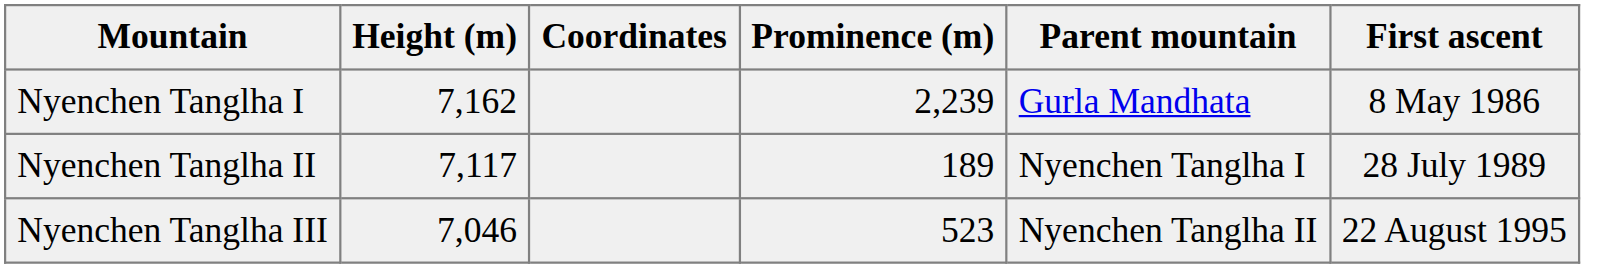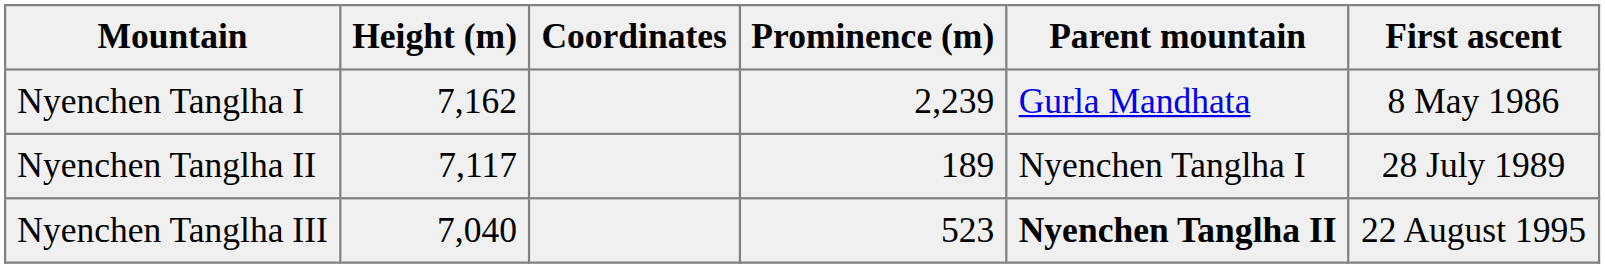(477, 229) 7,046 -> (477, 229) 7,040
(1168, 229) normal -> (1178, 229) bold
